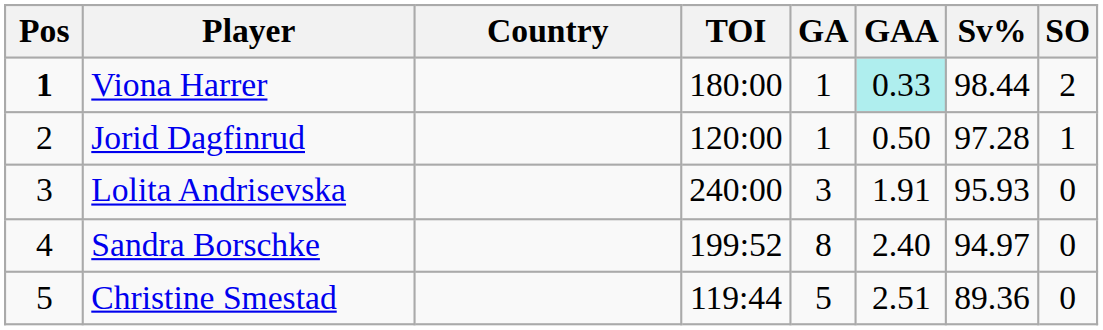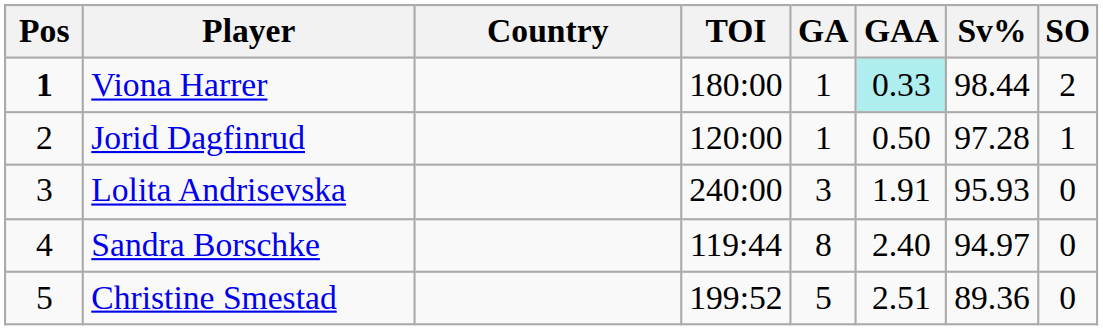(736, 244) 199:52 -> (736, 244) 119:44
(736, 297) 119:44 -> (736, 297) 199:52
